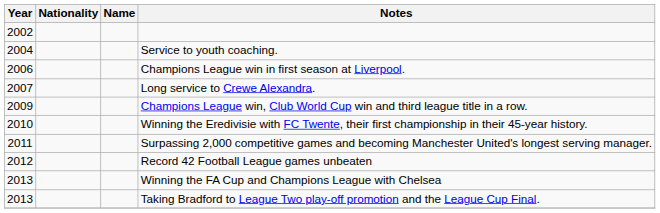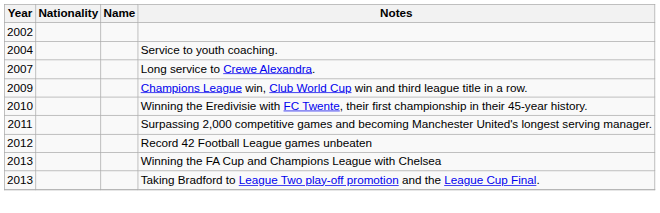- row: (20, 69)
